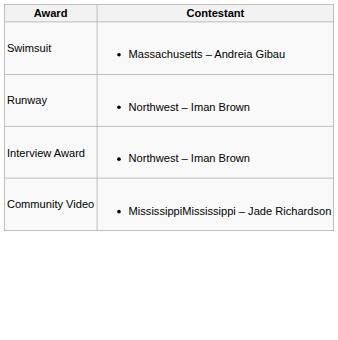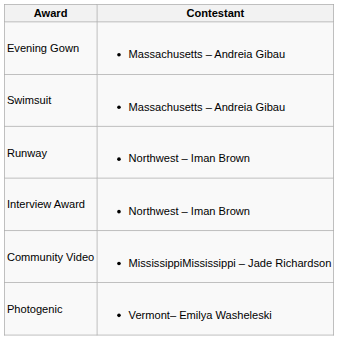+ row: (43, 48)
+ row: (35, 309)
